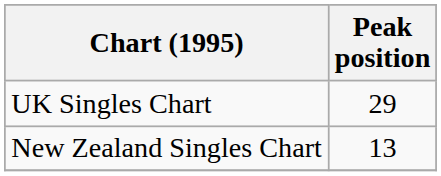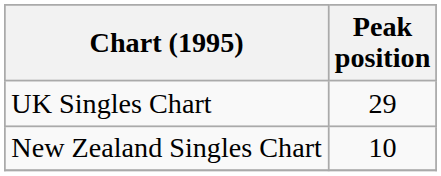(383, 147) 13 -> (383, 147) 10
